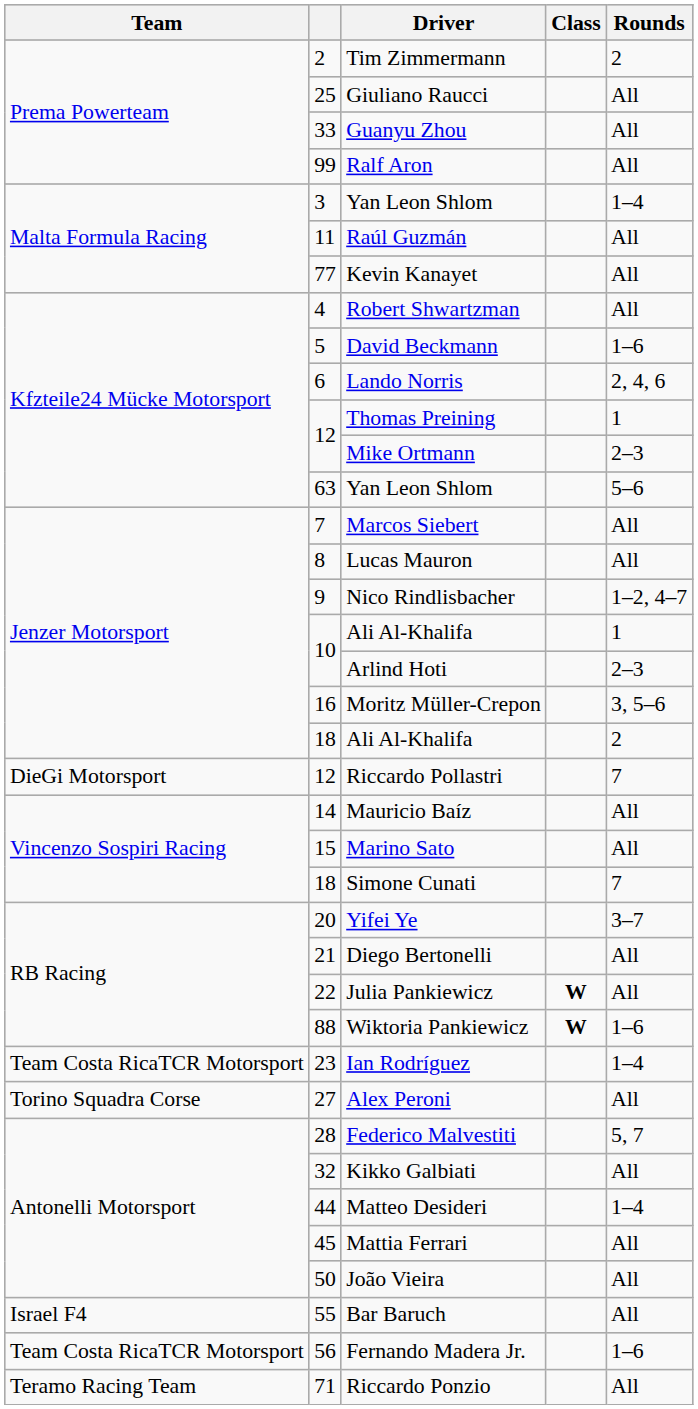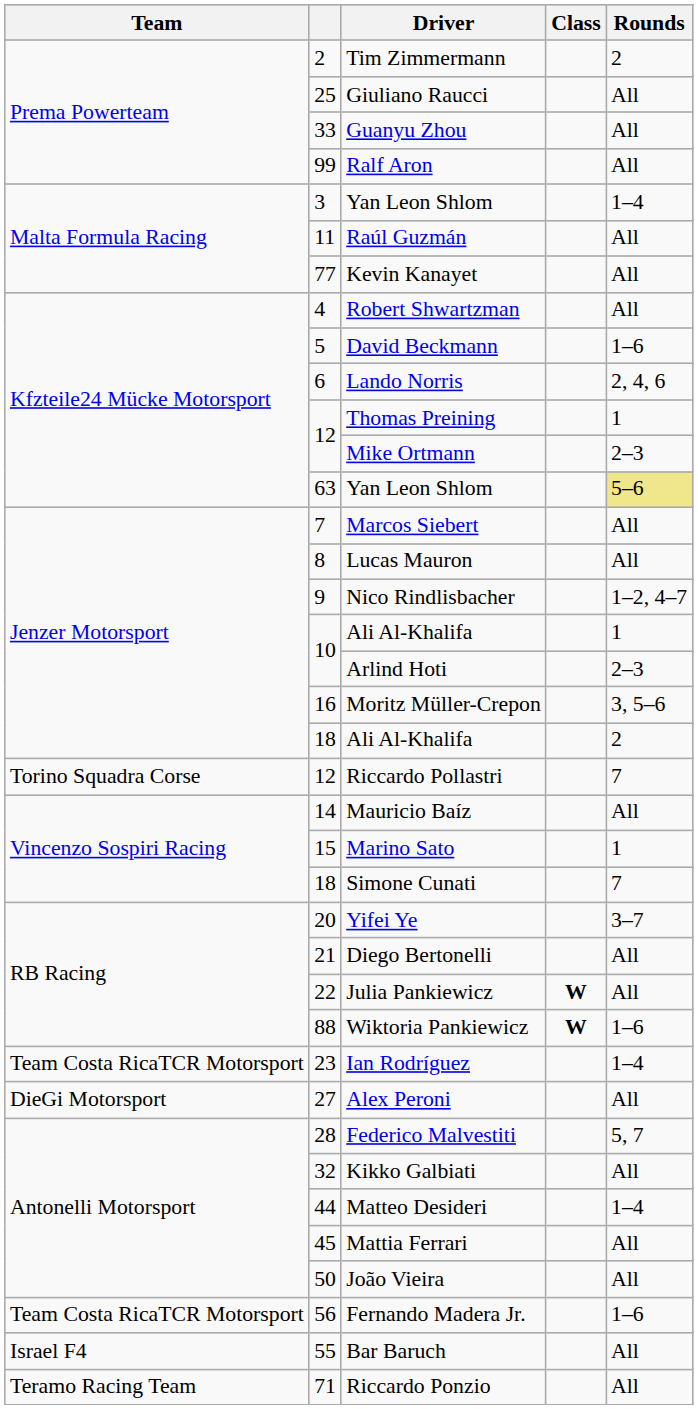(627, 488) no background -> (627, 488) khaki background
(88, 775) DieGi Motorsport -> (105, 775) Torino Squadra Corse
(625, 847) All -> (616, 847) 1
(105, 1099) Torino Squadra Corse -> (88, 1099) DieGi Motorsport
rows swapped: (325, 1314) <-> (325, 1350)
